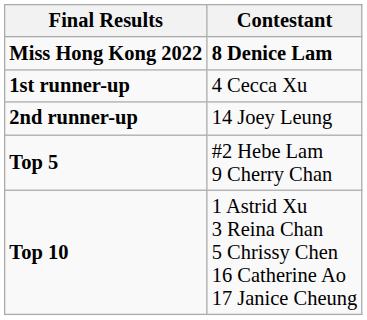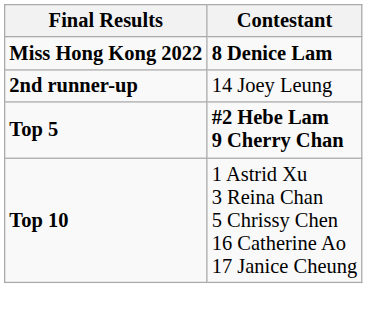- row: (70, 85)
(272, 162) normal -> (278, 129) bold
